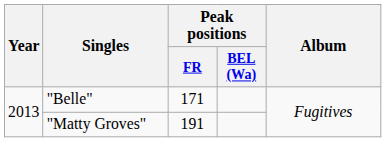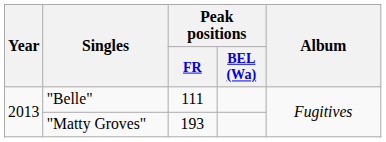(192, 99) 171 -> (192, 99) 111
(192, 124) 191 -> (192, 124) 193
